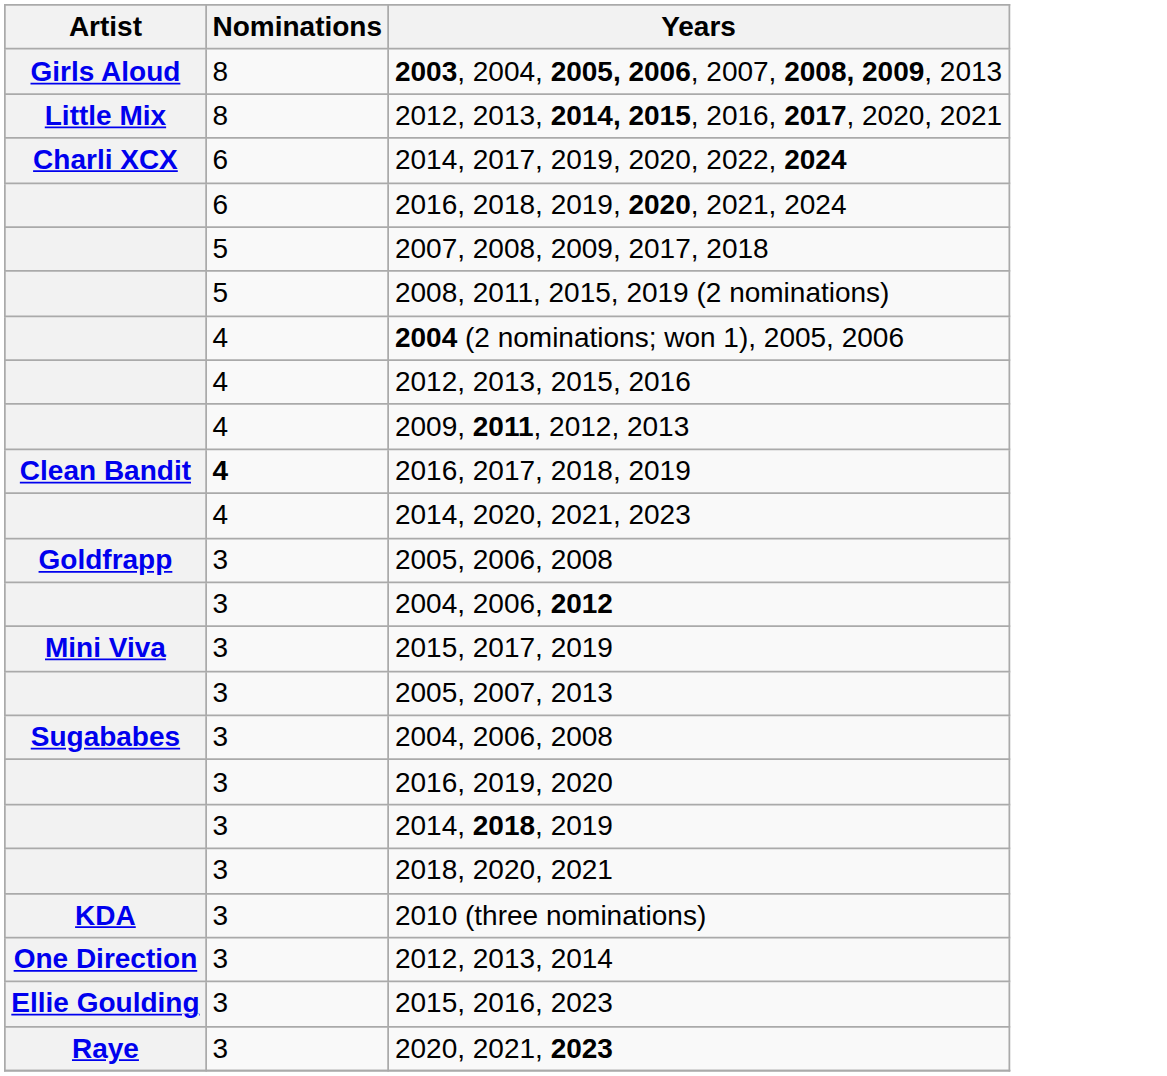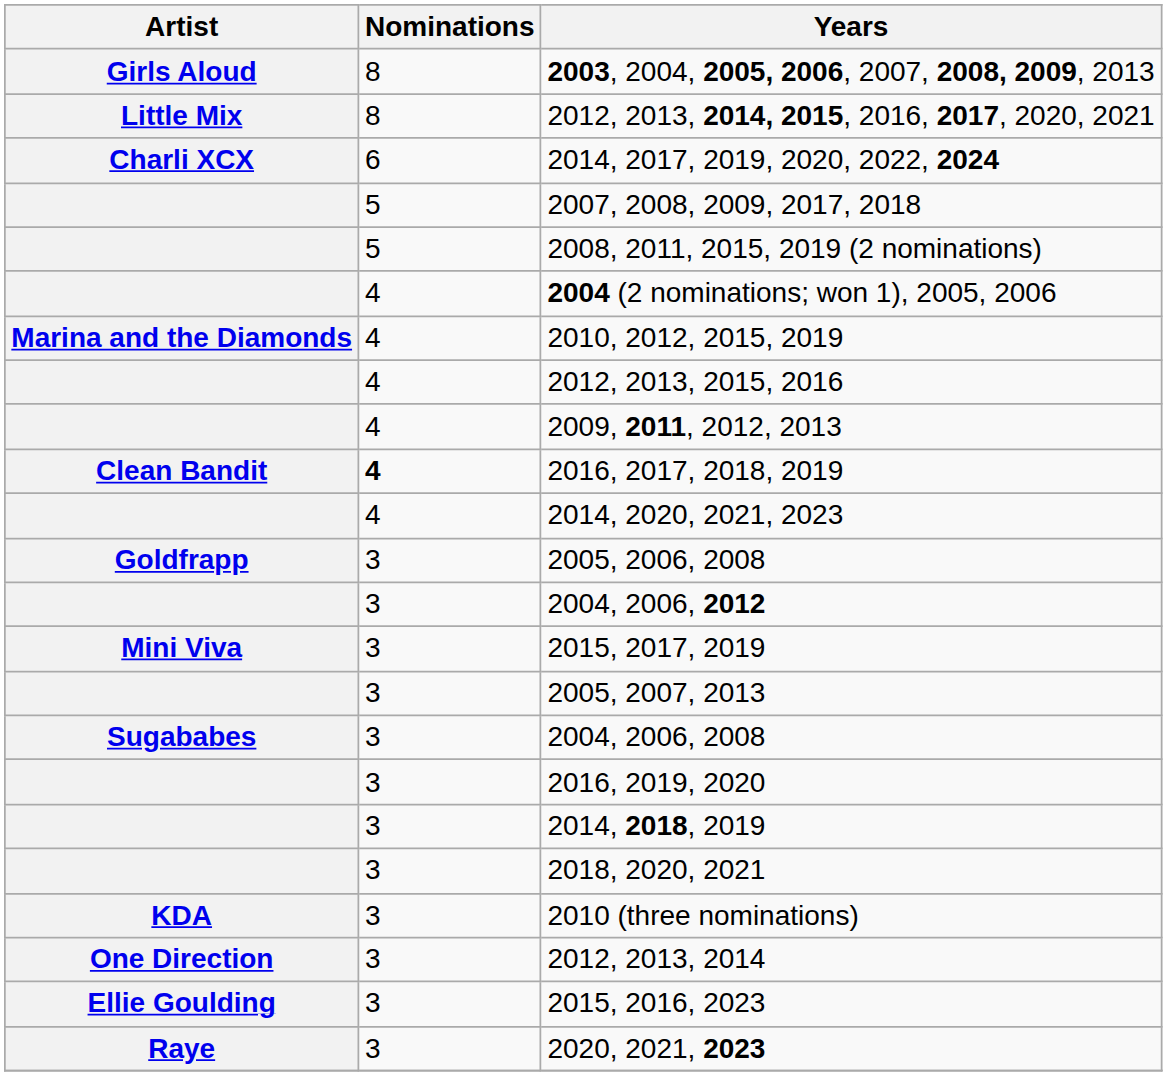- row: (621, 204)
+ row: (695, 337)
